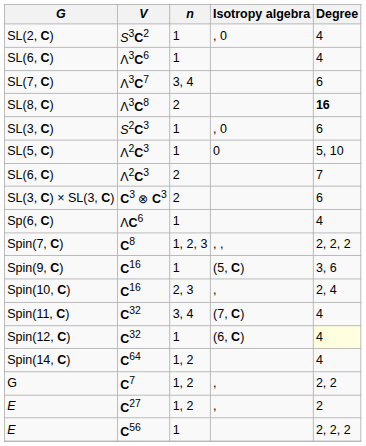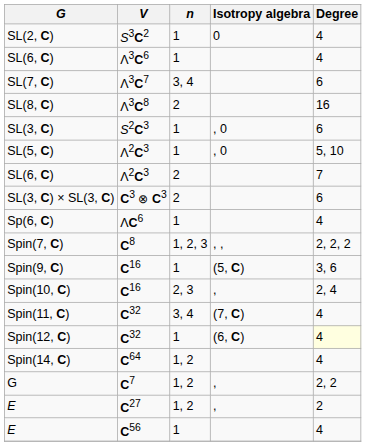(220, 35) , 0 -> (217, 35) 0
(323, 105) bold -> (323, 105) normal
(217, 151) 0 -> (220, 151) , 0
(333, 429) 2, 2, 2 -> (319, 429) 4
